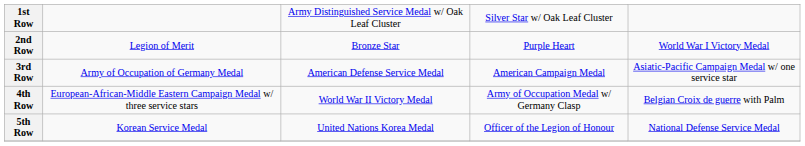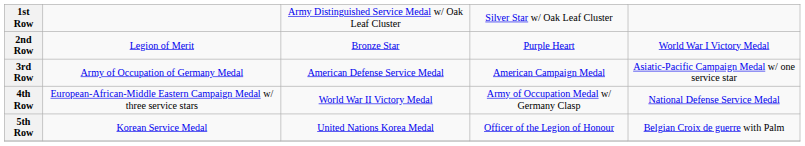(714, 100) Belgian Croix de guerre with Palm -> (714, 100) National Defense Service Medal
(714, 127) National Defense Service Medal -> (714, 127) Belgian Croix de guerre with Palm
